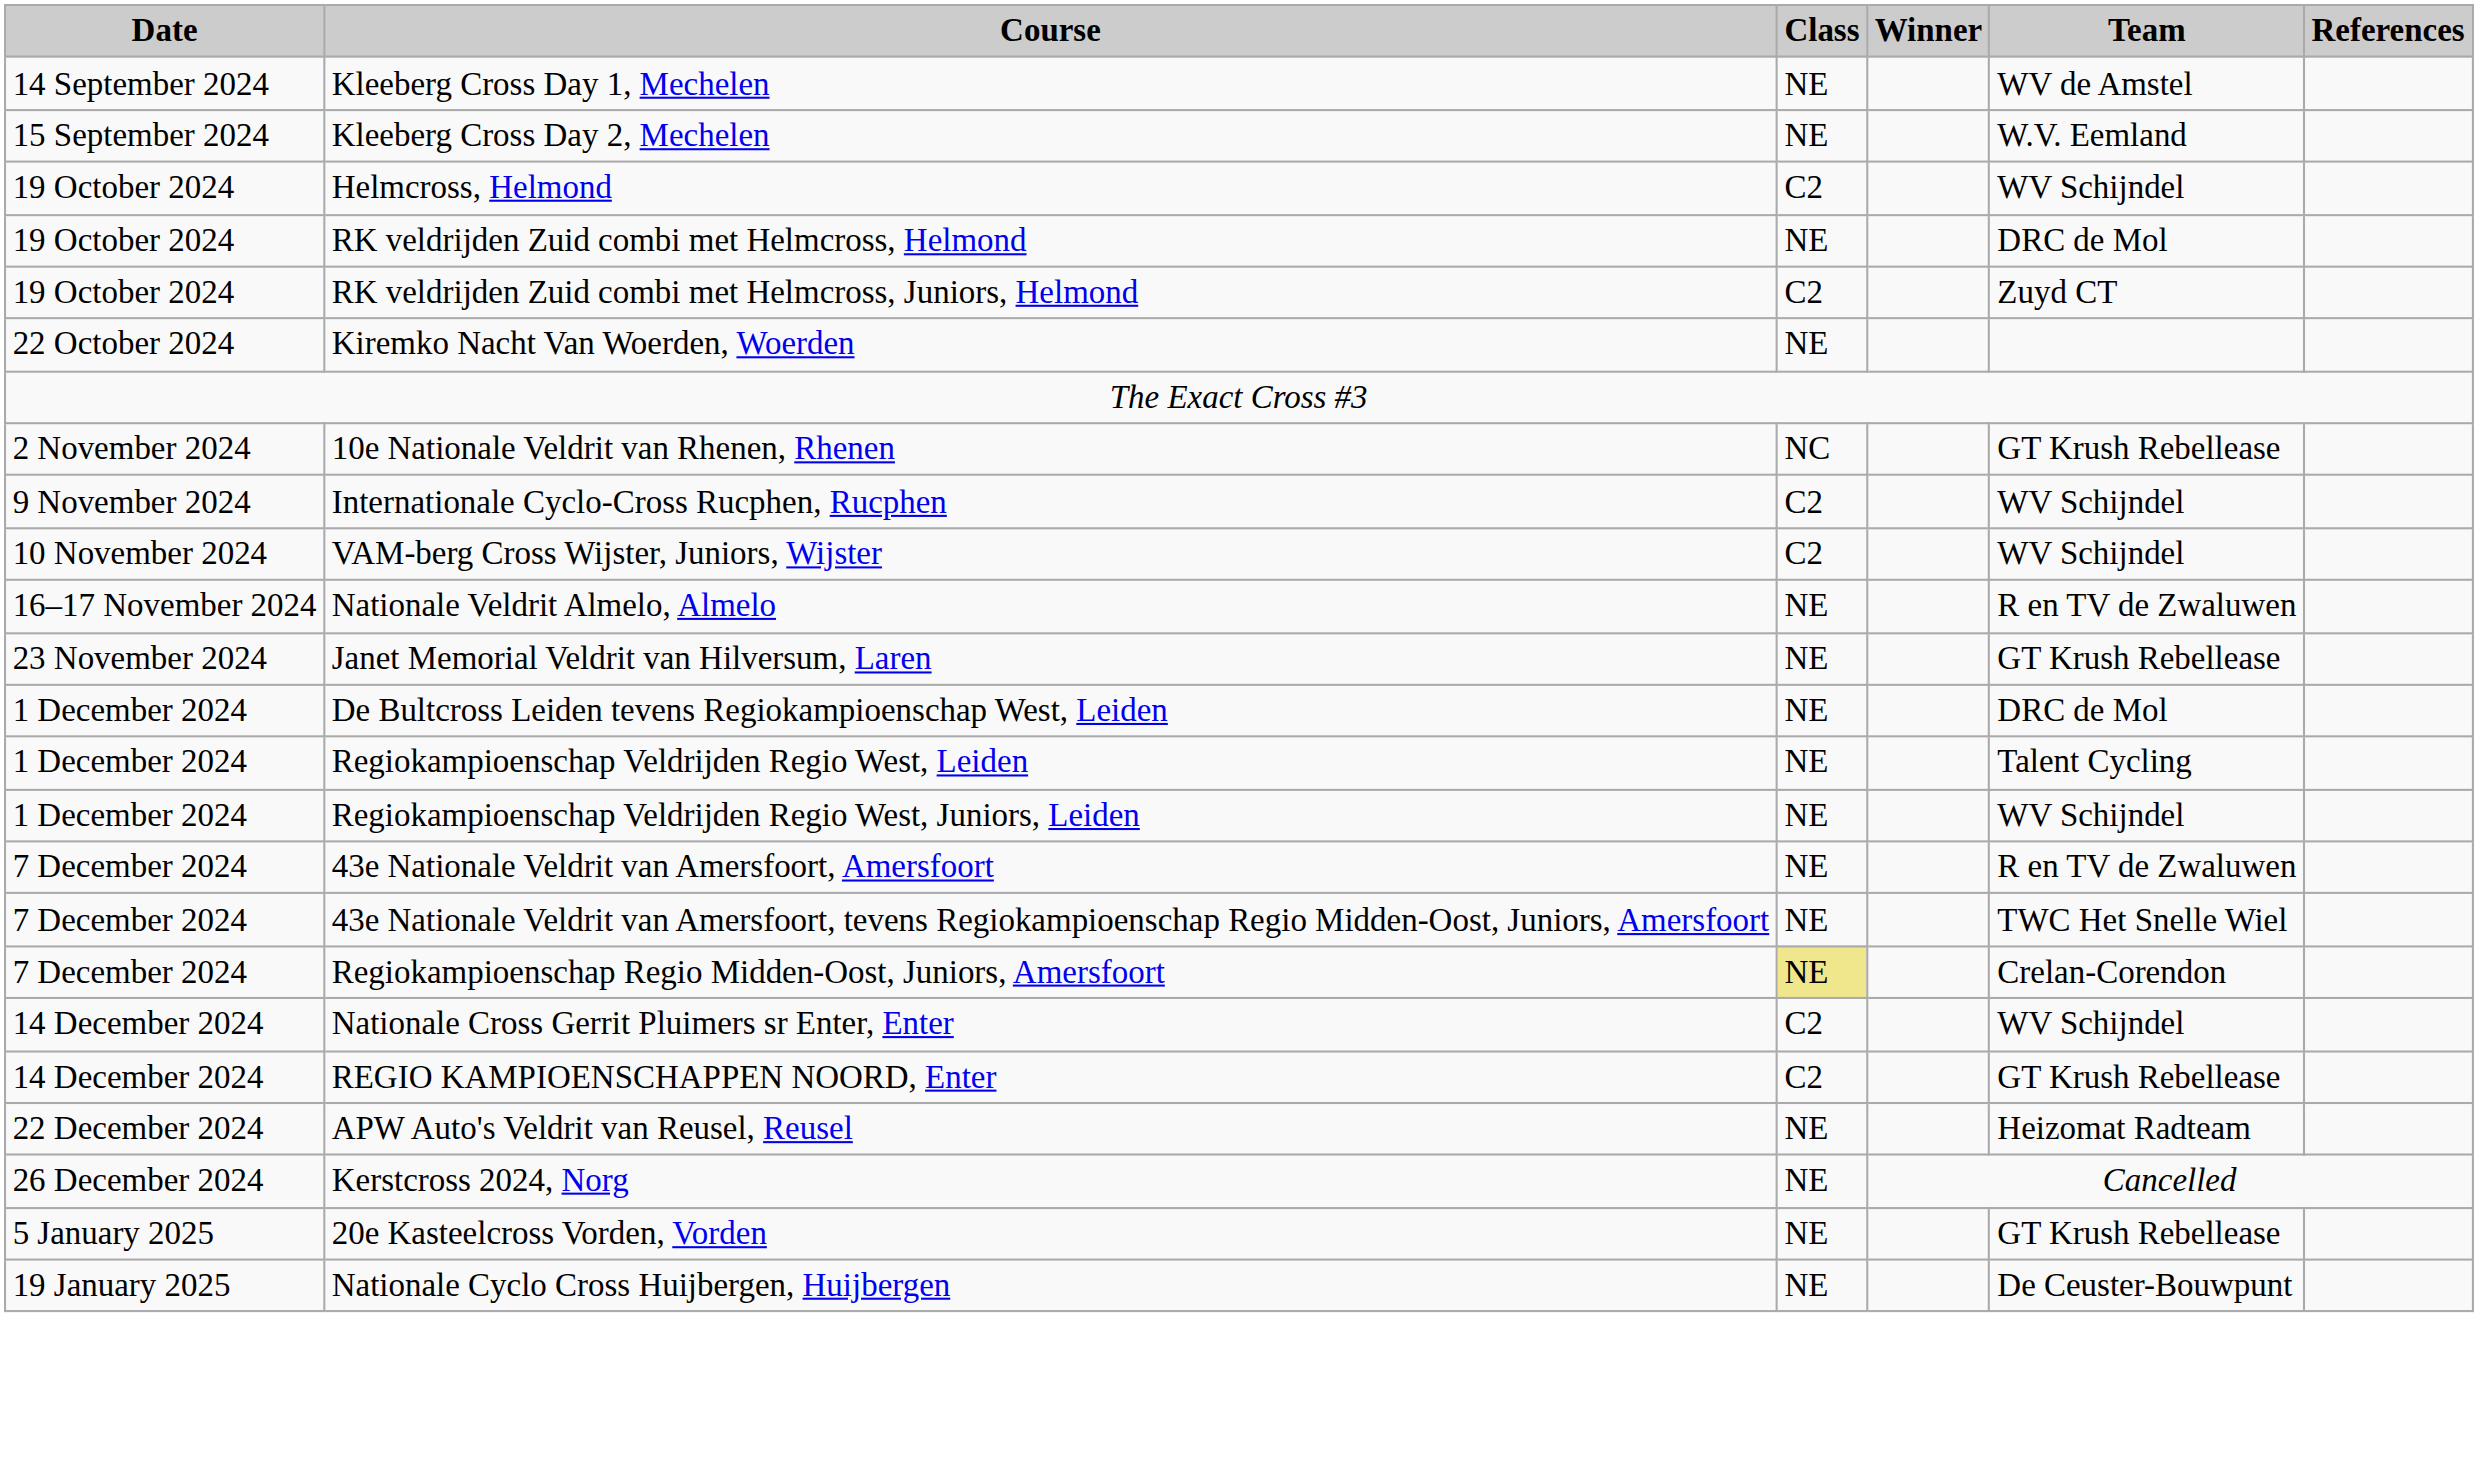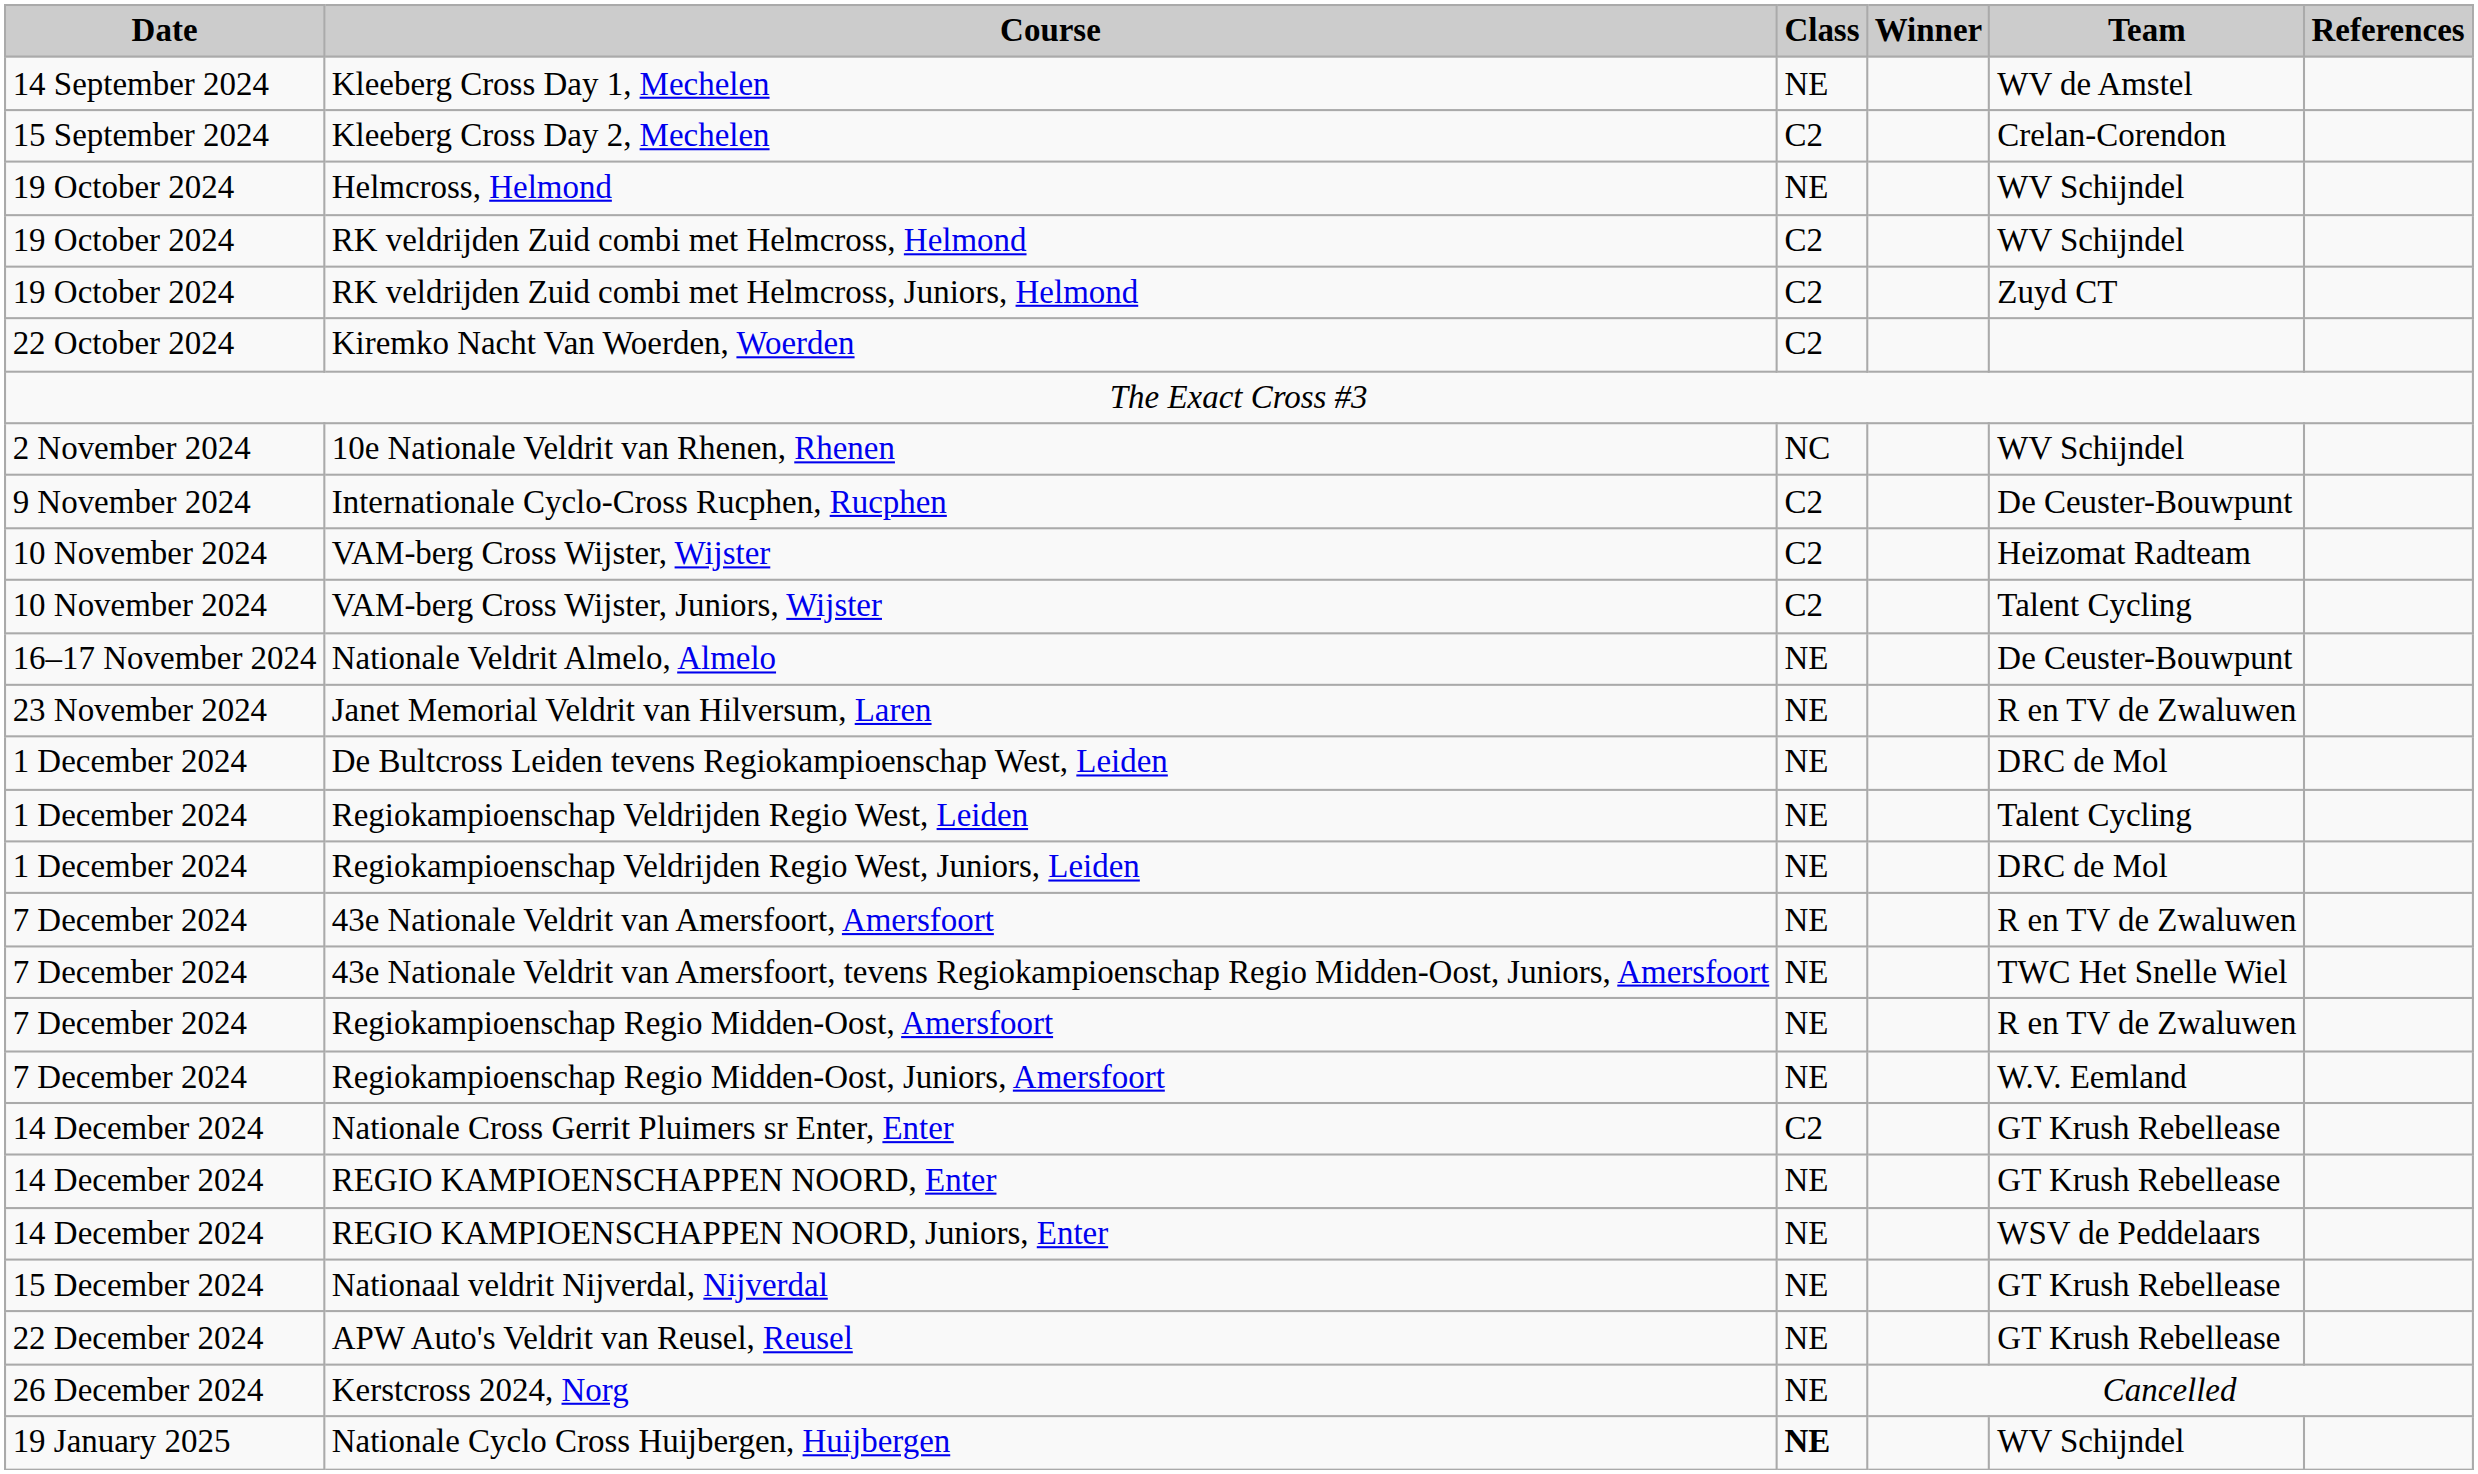(1806, 135) NE -> (1804, 135) C2
(2092, 135) W.V. Eemland -> (2112, 135) Crelan-Corendon
(1804, 187) C2 -> (1806, 187) NE
(1806, 239) NE -> (1804, 239) C2
(2082, 239) DRC de Mol -> (2091, 239) WV Schijndel
(1806, 344) NE -> (1804, 344) C2
(2139, 448) GT Krush Rebellease -> (2091, 448) WV Schijndel
(2091, 501) WV Schijndel -> (2145, 501) De Ceuster-Bouwpunt
+ row: (551, 553)
(2091, 553) WV Schijndel -> (2095, 605) Talent Cycling
(2147, 605) R en TV de Zwaluwen -> (2145, 657) De Ceuster-Bouwpunt
(2139, 657) GT Krush Rebellease -> (2147, 710) R en TV de Zwaluwen
(2091, 814) WV Schijndel -> (2082, 866) DRC de Mol
+ row: (692, 1023)
(1806, 971) khaki background -> (1806, 1076) no background
(2112, 971) Crelan-Corendon -> (2092, 1076) W.V. Eemland
(2091, 1023) WV Schijndel -> (2139, 1128) GT Krush Rebellease
(1804, 1076) C2 -> (1806, 1180) NE
+ row: (720, 1232)
+ row: (580, 1285)
(2124, 1128) Heizomat Radteam -> (2139, 1337) GT Krush Rebellease
- row: (549, 1232)
(1806, 1285) normal -> (1807, 1441) bold
(2145, 1285) De Ceuster-Bouwpunt -> (2091, 1441) WV Schijndel
